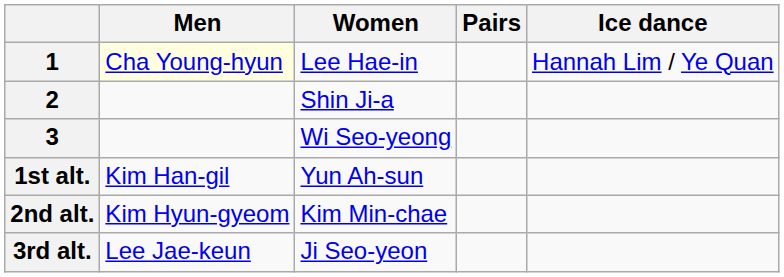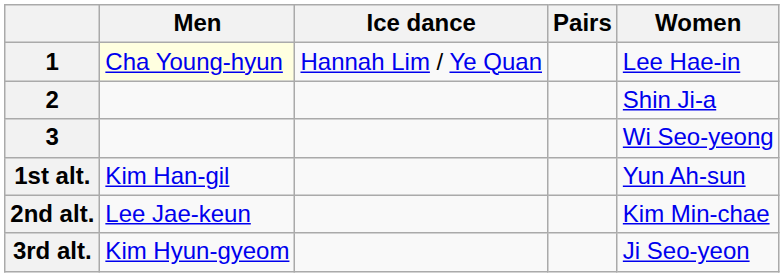columns swapped: (376, 23) <-> (653, 23)
(197, 213) Kim Hyun-gyeom -> (178, 213) Lee Jae-keun
(178, 251) Lee Jae-keun -> (197, 251) Kim Hyun-gyeom
